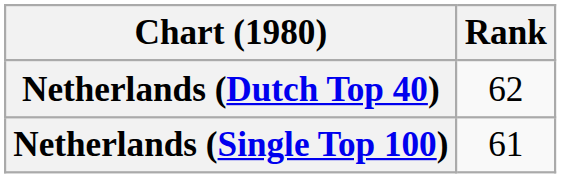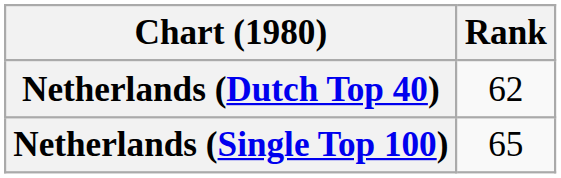(506, 144) 61 -> (506, 144) 65
